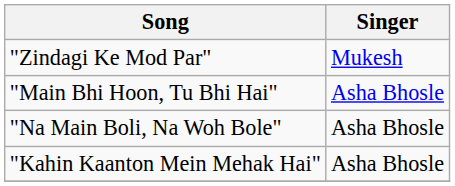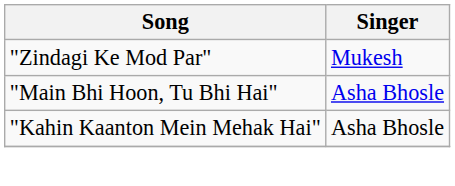- row: (146, 127)
